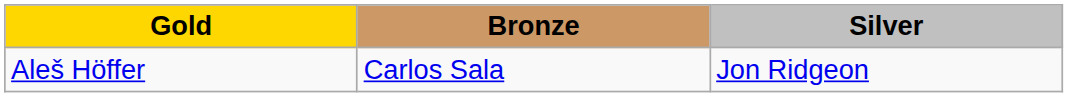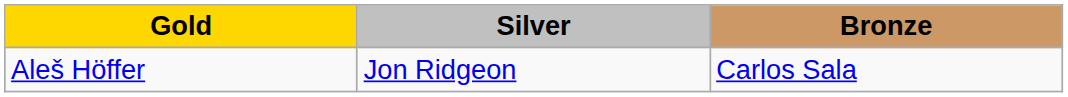columns swapped: (886, 26) <-> (534, 26)
